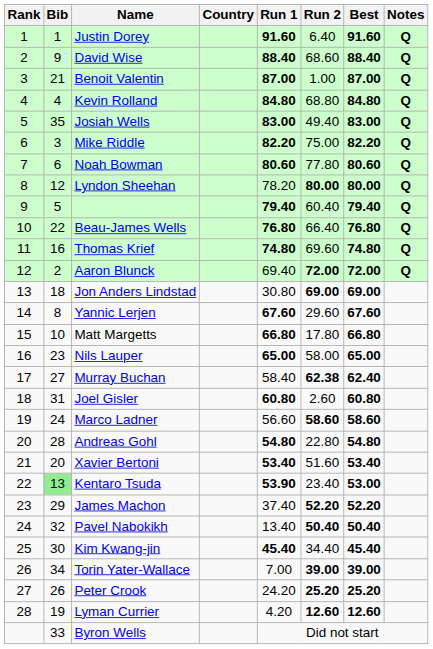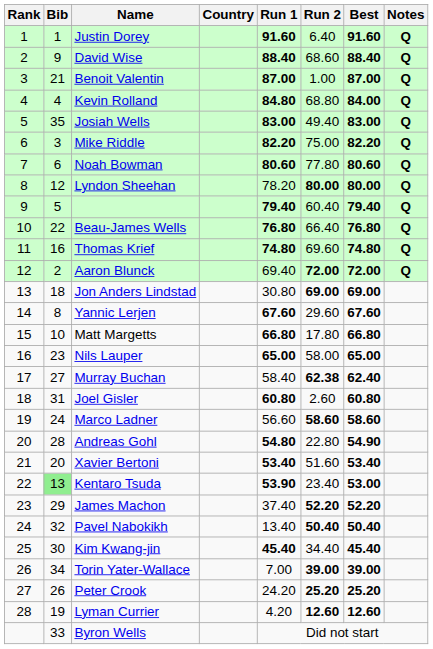(364, 100) 84.80 -> (364, 100) 84.00
(364, 441) 54.80 -> (364, 441) 54.90
